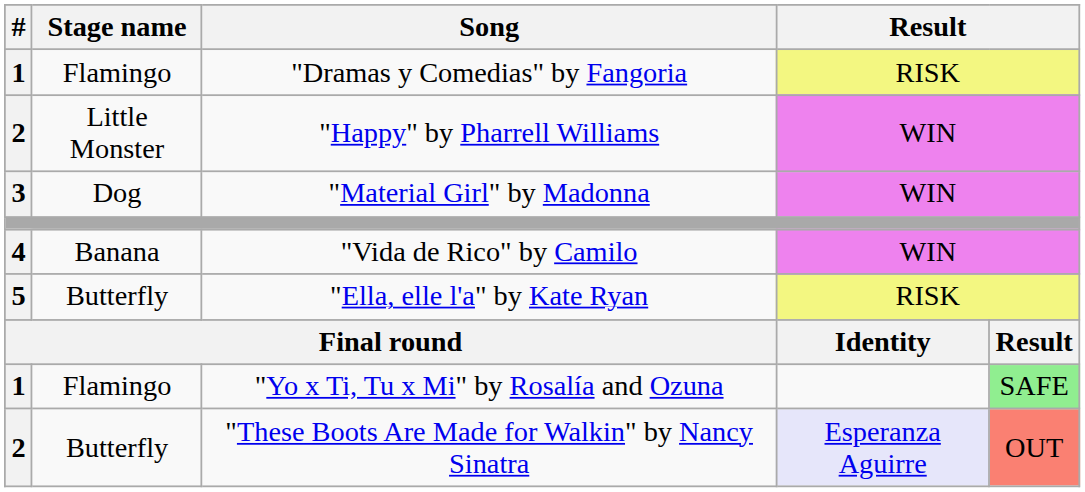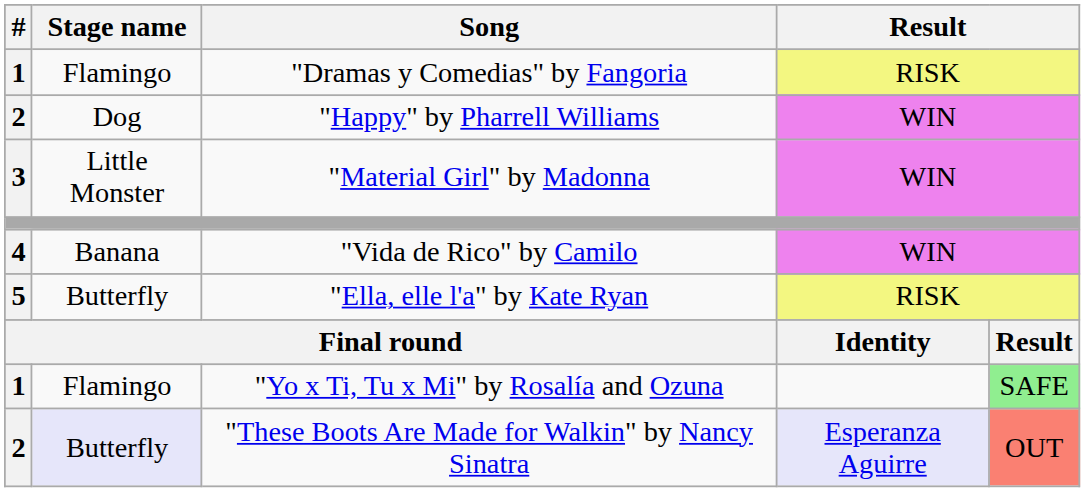(117, 132) Little Monster -> (117, 116) Dog
(117, 193) Dog -> (117, 177) Little Monster
(117, 447) no background -> (117, 447) lavender background
